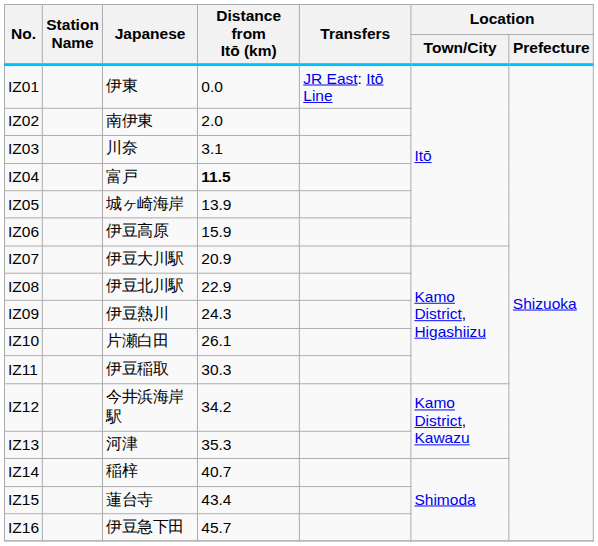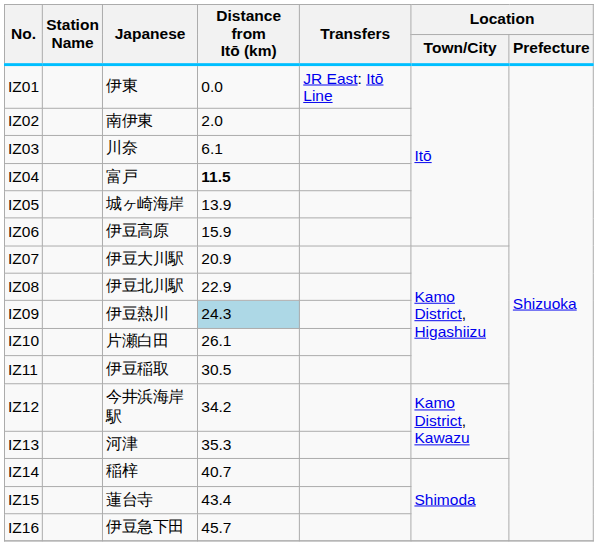(212, 149) 3.1 -> (212, 149) 6.1
(216, 314) no background -> (216, 314) lightblue background
(216, 369) 30.3 -> (216, 369) 30.5
